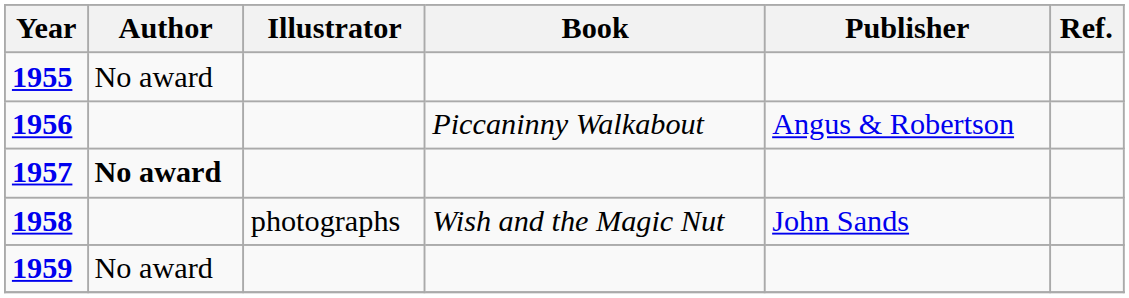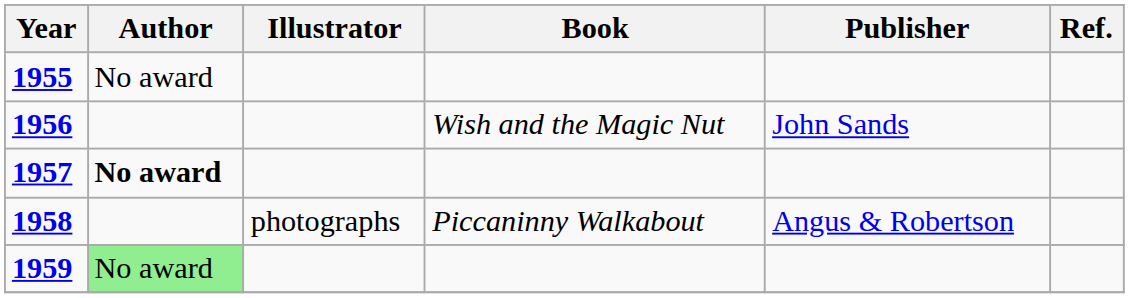(568, 124) Piccaninny Walkabout -> (578, 124) Wish and the Magic Nut
(893, 124) Angus & Robertson -> (841, 124) John Sands
(578, 220) Wish and the Magic Nut -> (568, 220) Piccaninny Walkabout
(841, 220) John Sands -> (893, 220) Angus & Robertson
(154, 268) no background -> (154, 268) lightgreen background
